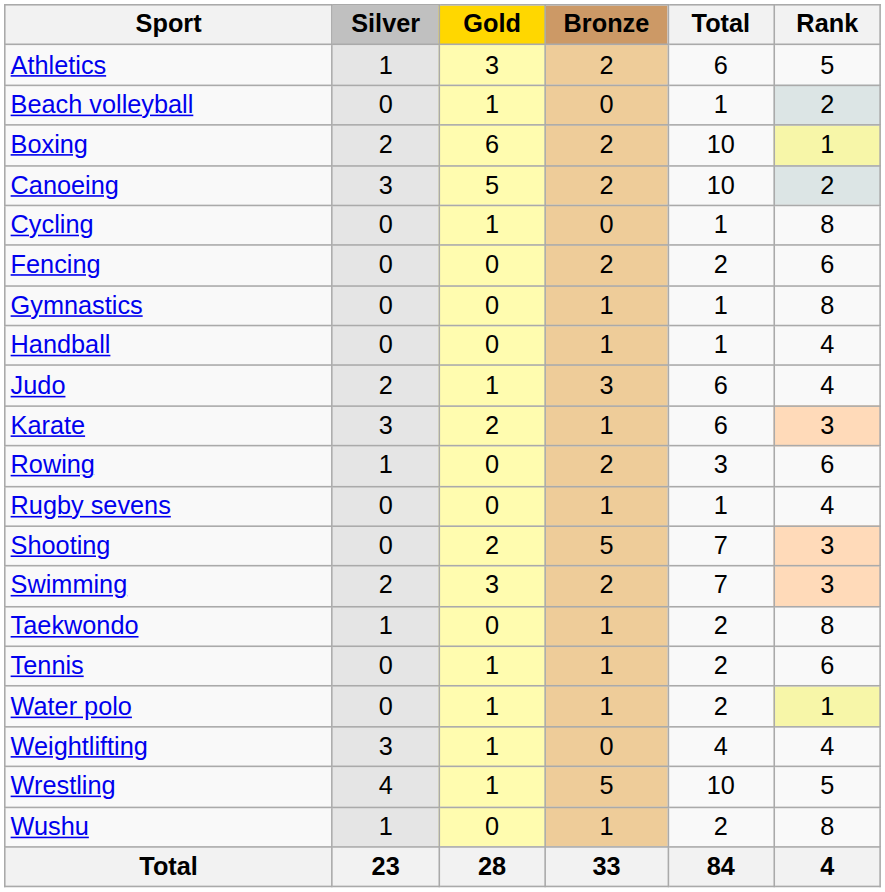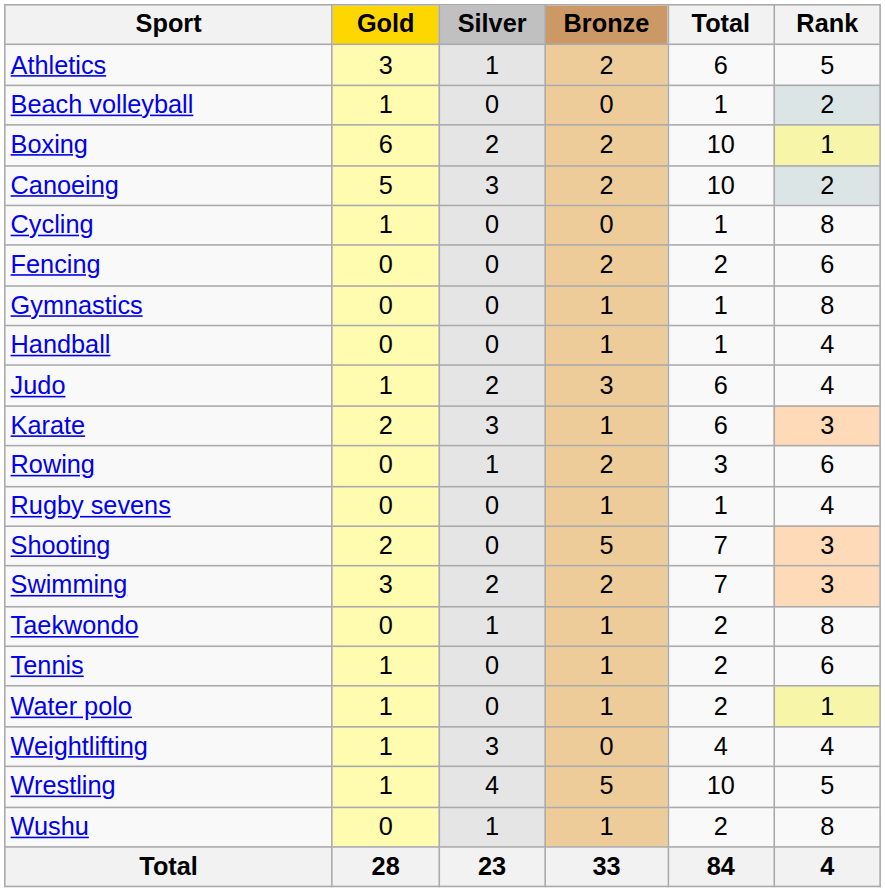columns swapped: (492, 24) <-> (386, 24)
